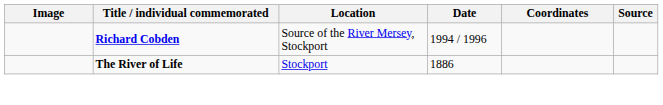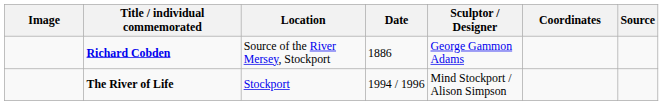+ column: (475, 20)
(458, 39) 1994 / 1996 -> (380, 52) 1886
(442, 64) 1886 -> (396, 84) 1994 / 1996
